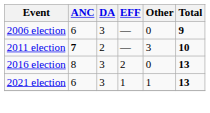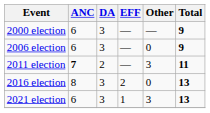+ row: (36, 30)
(184, 47) 10 -> (184, 64) 11
(148, 82) 1 -> (148, 99) 3
